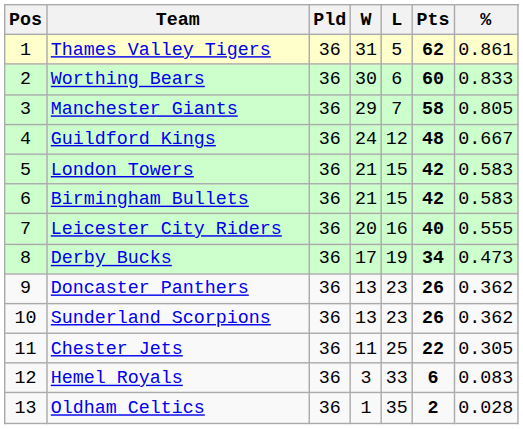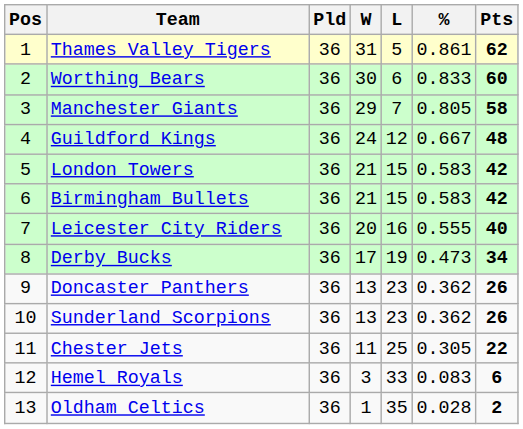columns swapped: (486, 20) <-> (433, 20)
